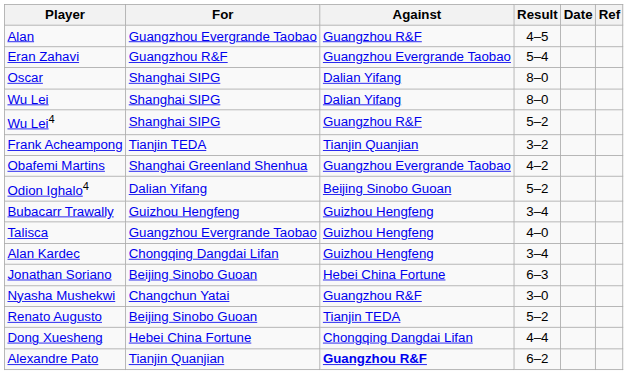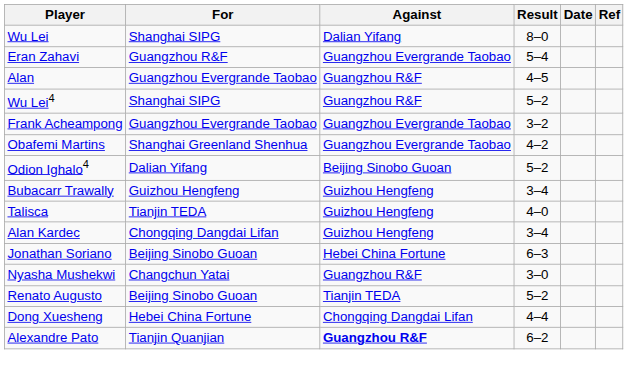rows swapped: (21, 36) <-> (28, 99)
- row: (25, 78)
(168, 144) Tianjin TEDA -> (223, 123) Guangzhou Evergrande Taobao
(371, 144) Tianjin Quanjian -> (417, 123) Guangzhou Evergrande Taobao
(223, 232) Guangzhou Evergrande Taobao -> (168, 211) Tianjin TEDA
